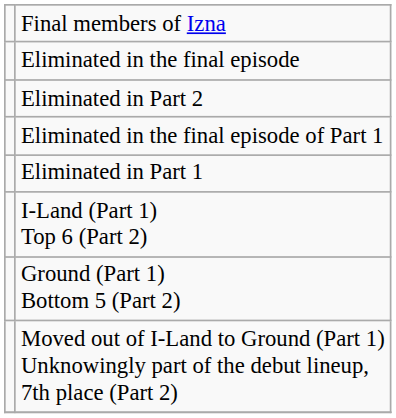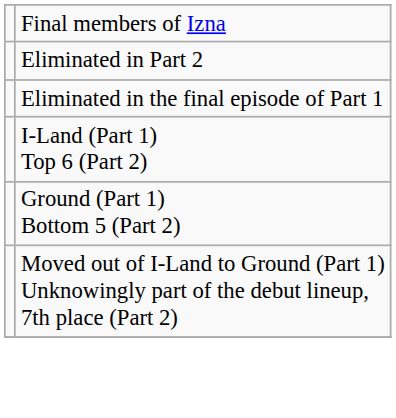- row: (160, 60)
- row: (112, 172)
